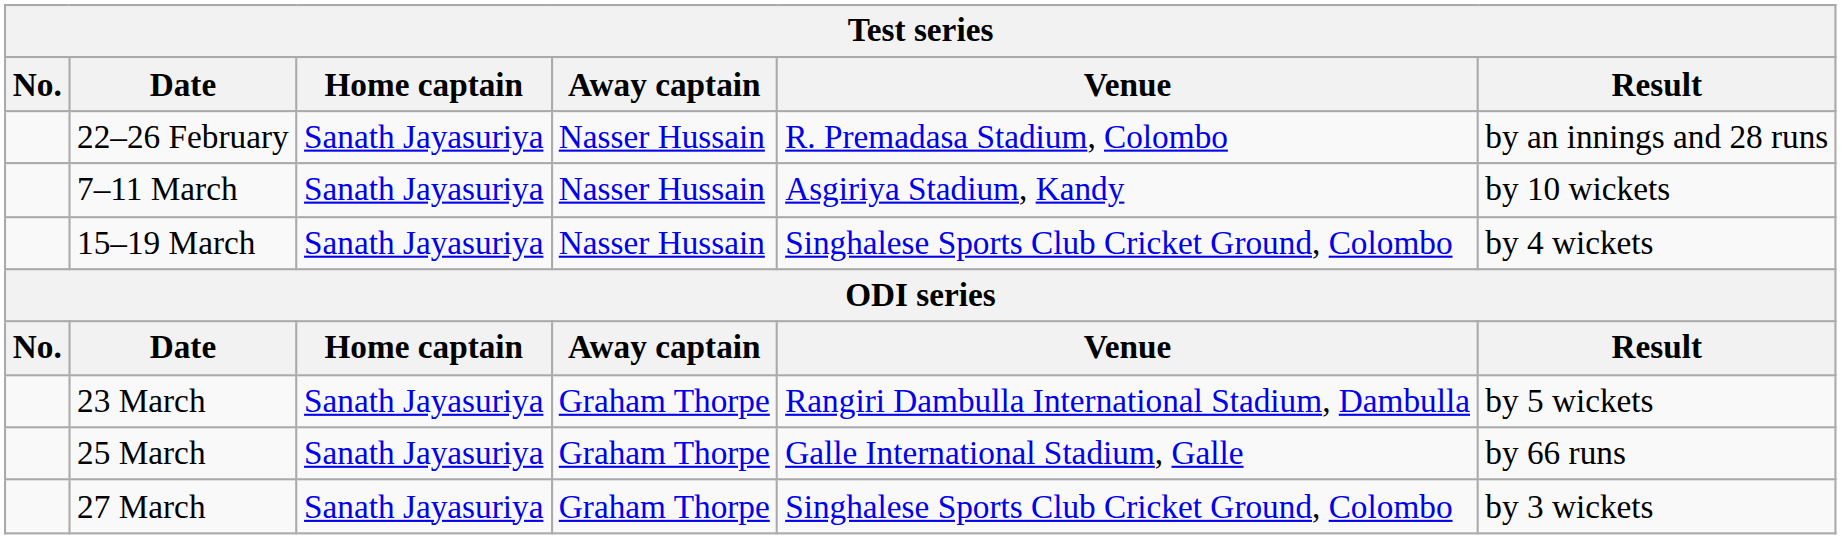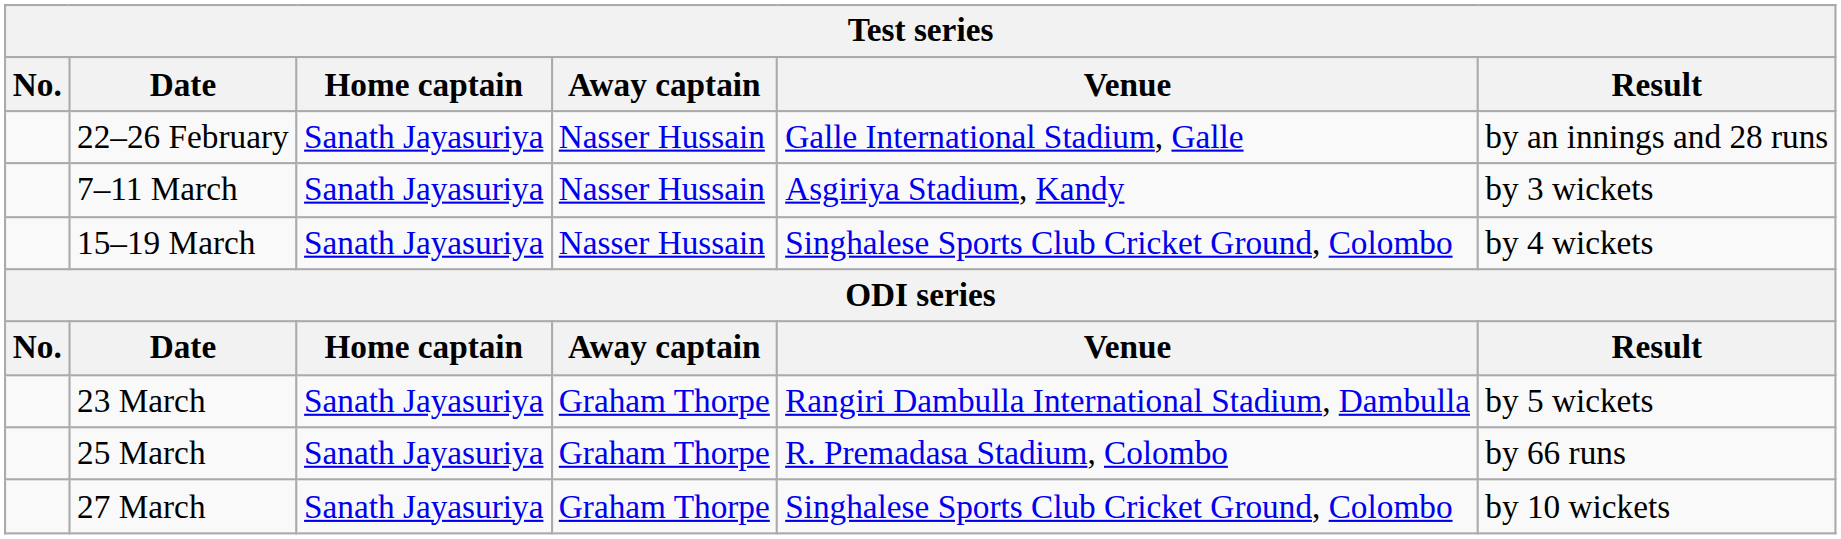(1007, 136) R. Premadasa Stadium, Colombo -> (1014, 136) Galle International Stadium, Galle
(1578, 189) by 10 wickets -> (1569, 189) by 3 wickets
(1014, 453) Galle International Stadium, Galle -> (1007, 453) R. Premadasa Stadium, Colombo
(1569, 505) by 3 wickets -> (1578, 505) by 10 wickets
